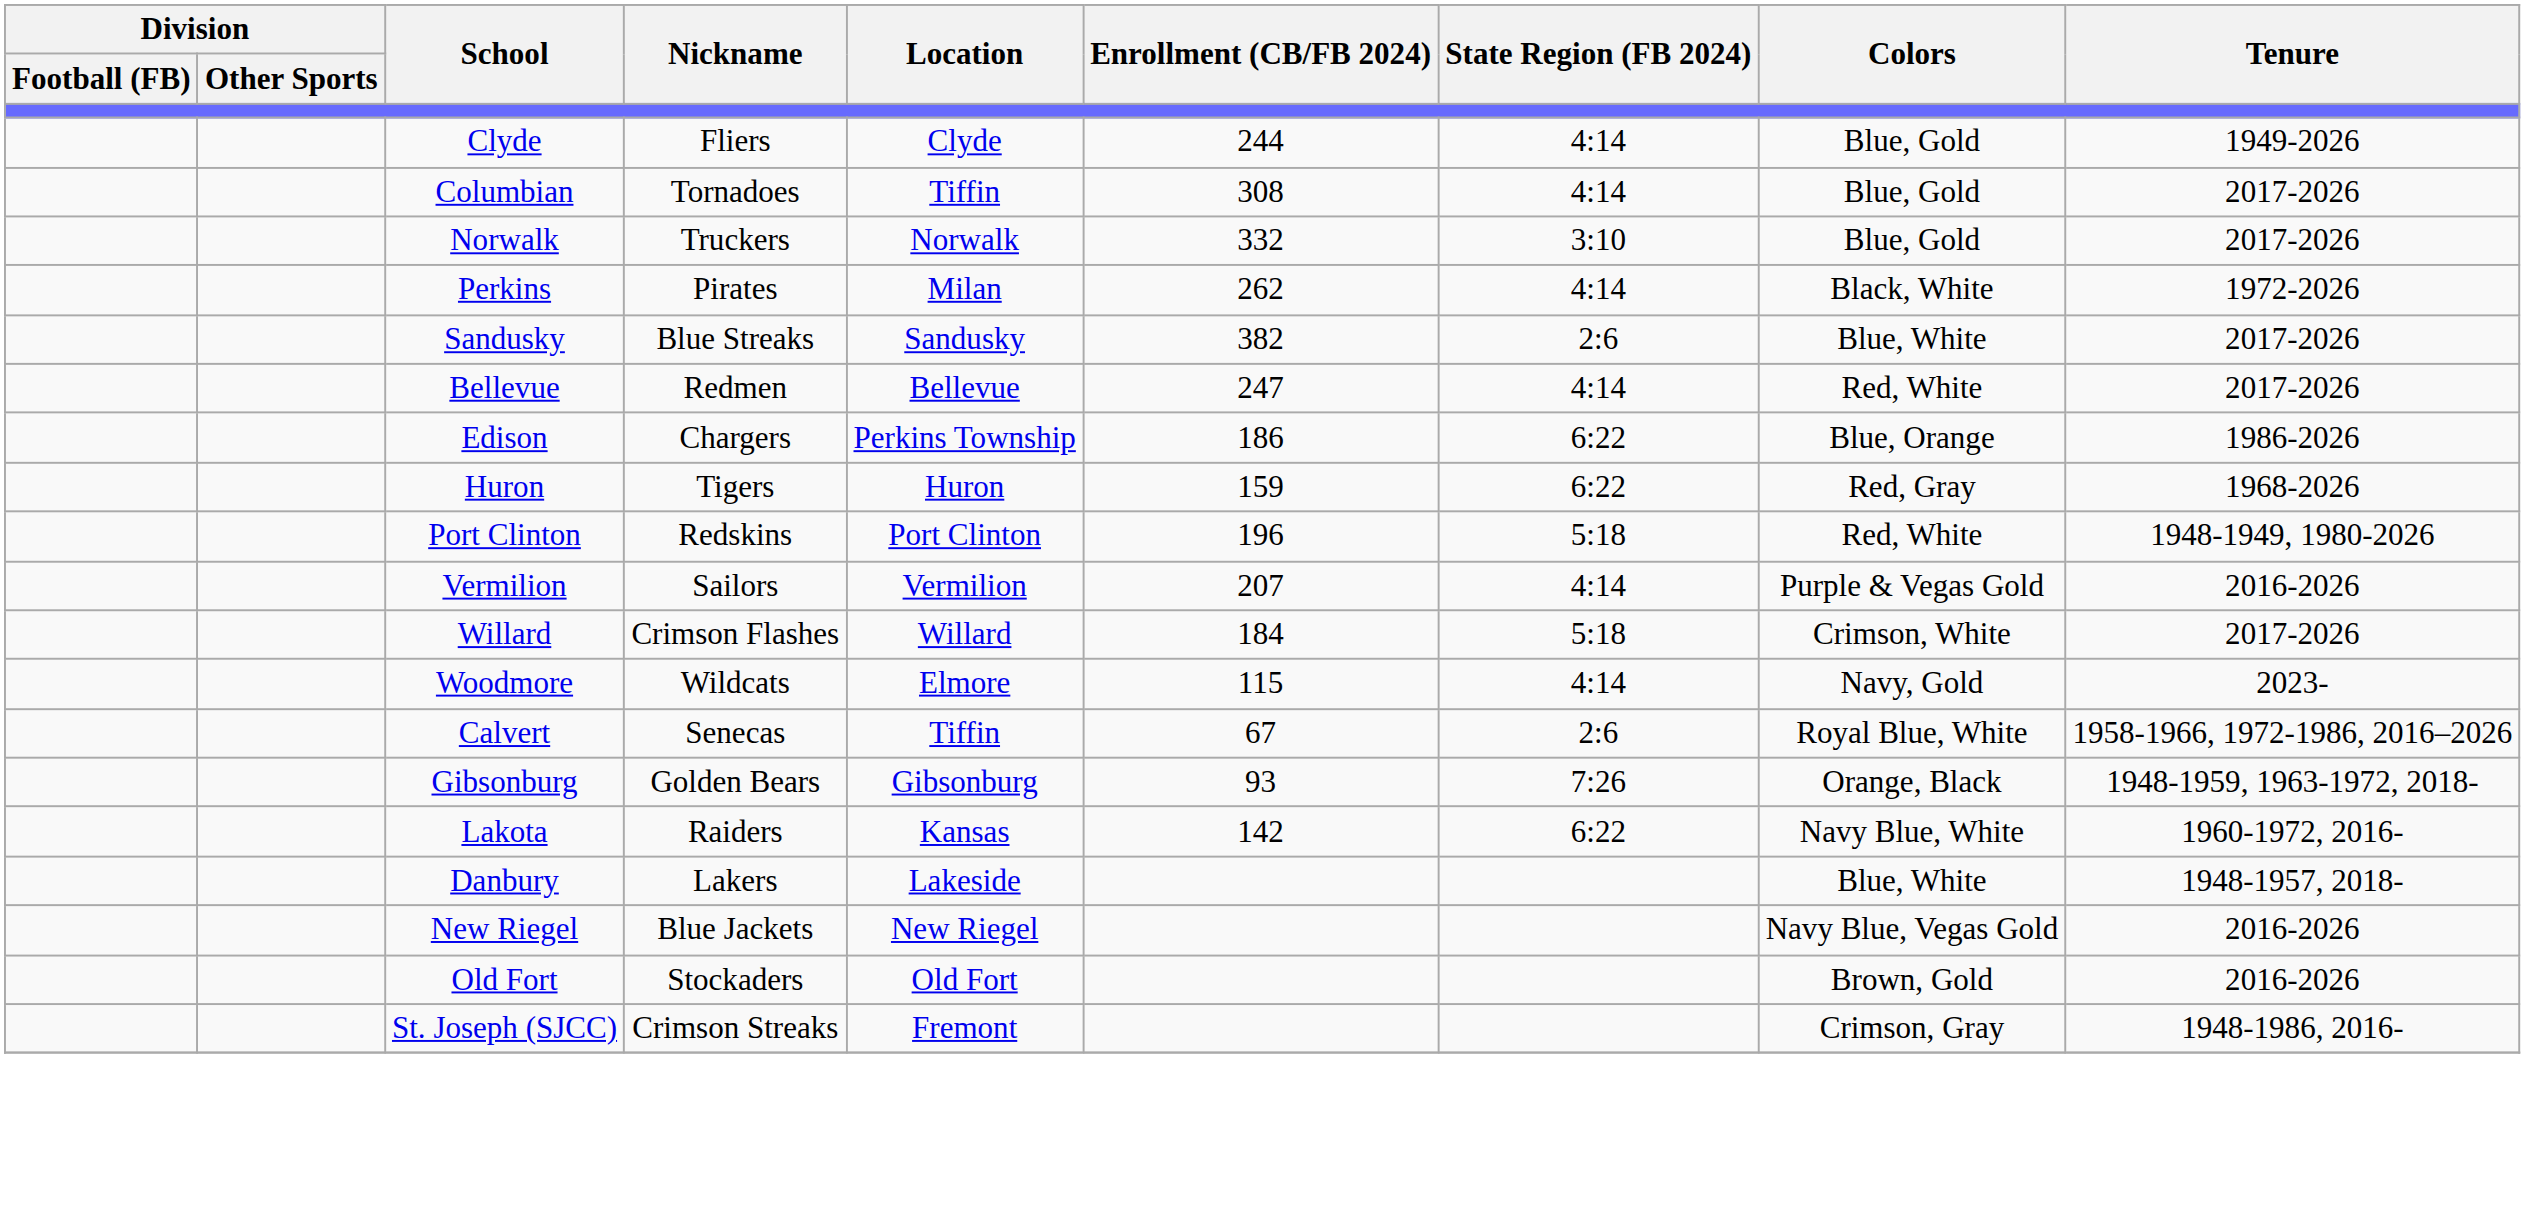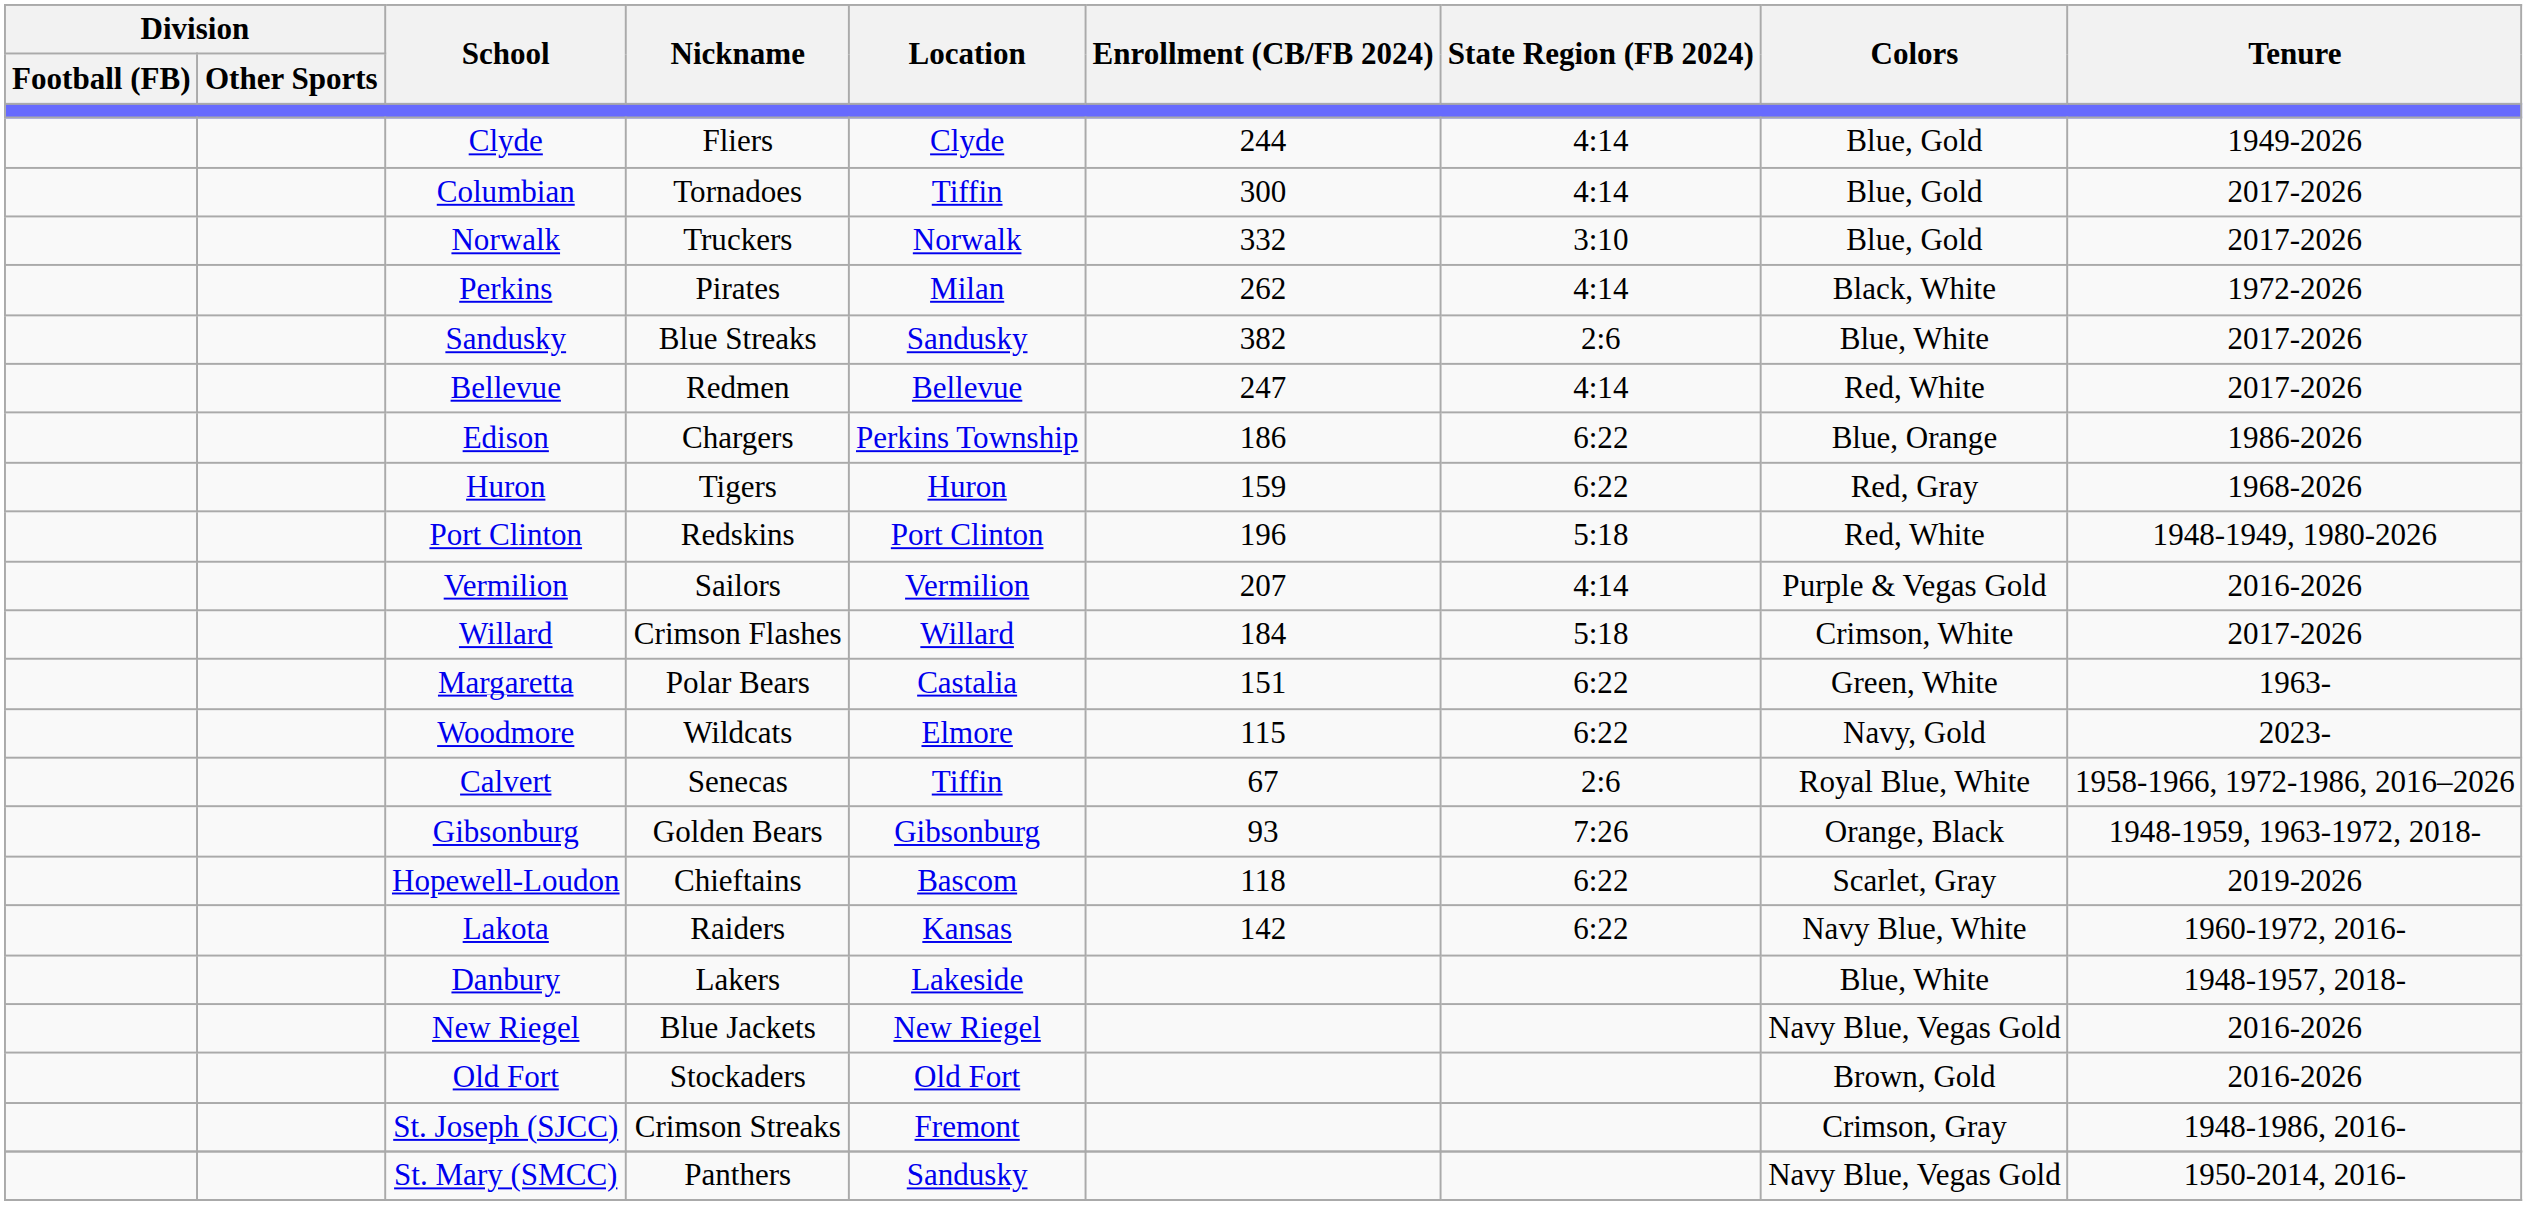(1261, 191) 308 -> (1263, 191) 300
+ row: (506, 683)
(1598, 683) 4:14 -> (1601, 732) 6:22
+ row: (506, 880)
+ row: (506, 1175)
